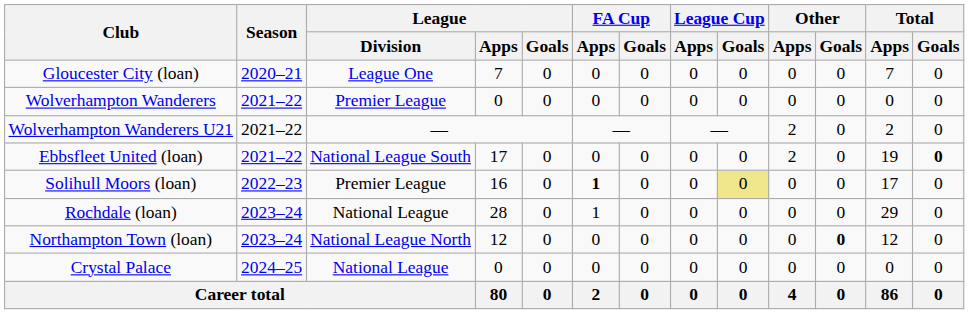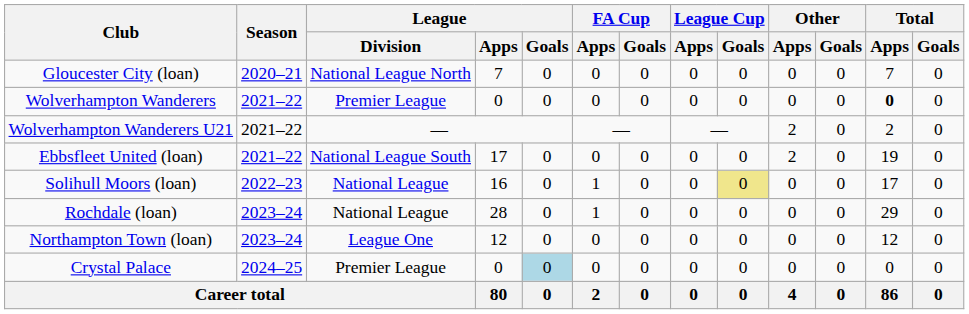(391, 73) League One -> (391, 73) National League North
(890, 101) normal -> (890, 101) bold
(938, 156) bold -> (938, 156) normal
(391, 184) Premier League -> (391, 184) National League
(596, 184) bold -> (596, 184) normal
(391, 239) National League North -> (391, 239) League One
(841, 239) bold -> (841, 239) normal
(391, 267) National League -> (391, 267) Premier League
(547, 267) no background -> (547, 267) lightblue background
